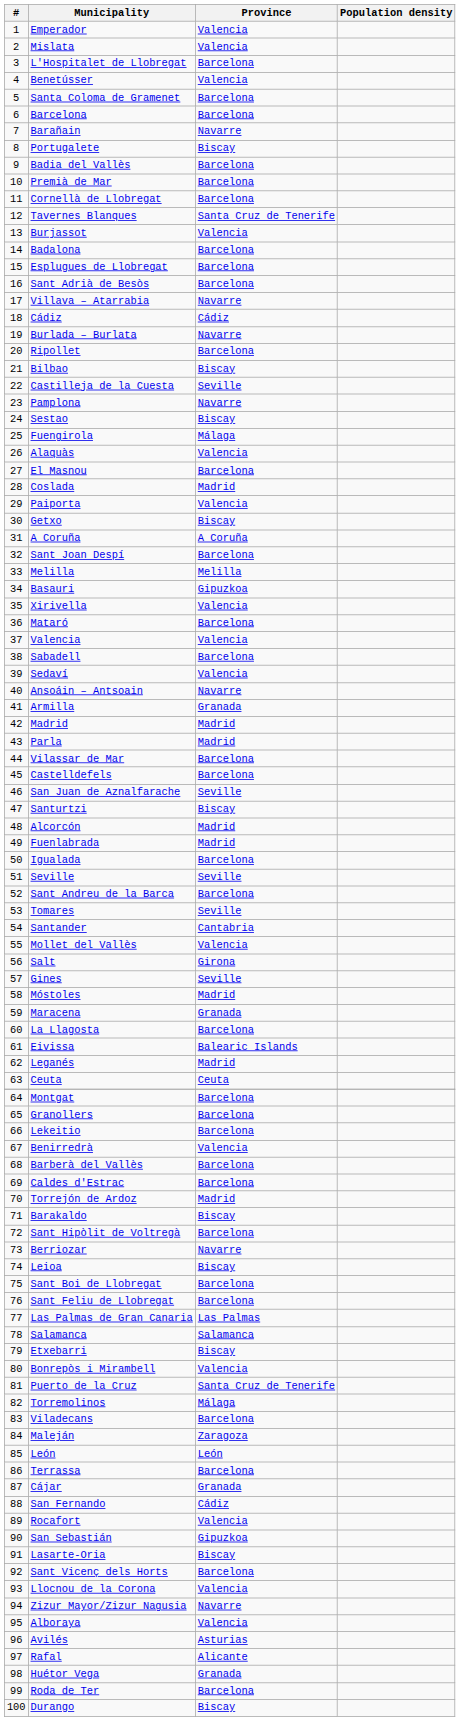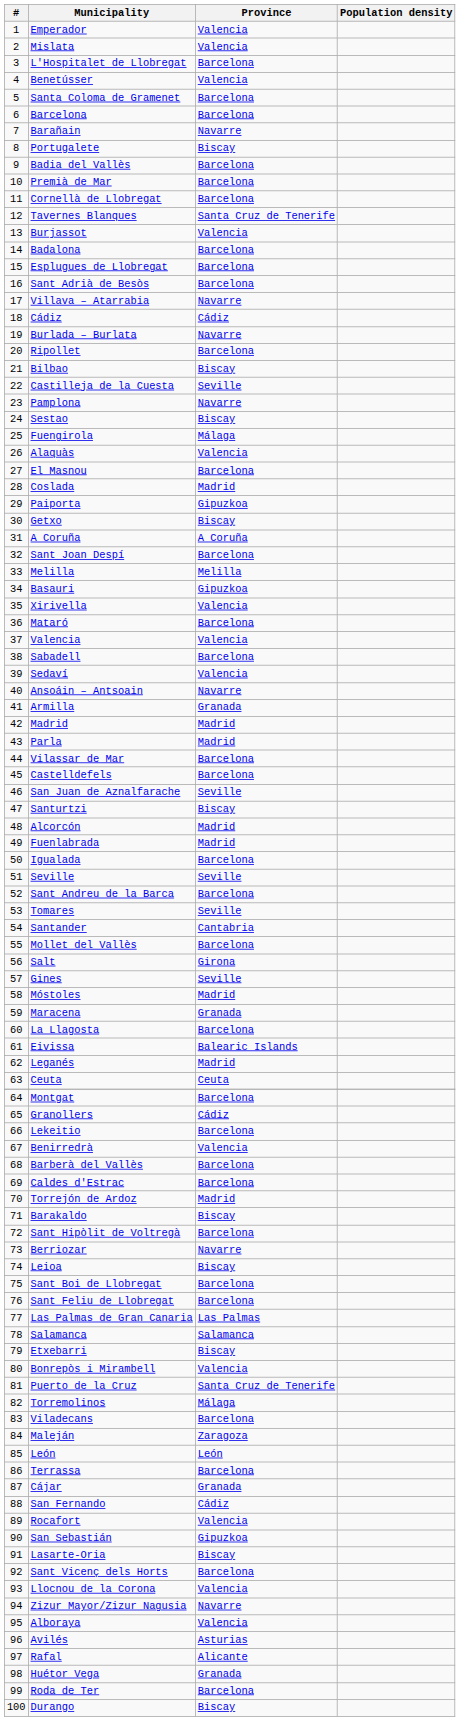(223, 504) Valencia -> (223, 504) Gipuzkoa
(223, 945) Valencia -> (226, 945) Barcelona
(226, 1115) Barcelona -> (213, 1115) Cádiz
